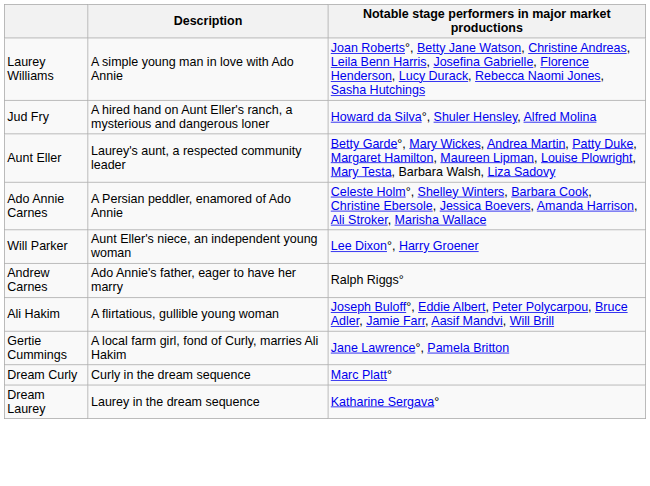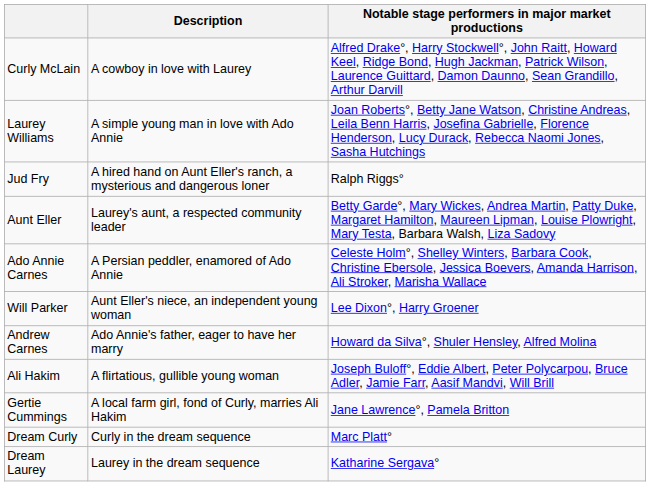+ row: (44, 69)
(464, 117) Howard da Silva°, Shuler Hensley, Alfred Molina -> (367, 179) Ralph Riggs°
(367, 280) Ralph Riggs° -> (464, 342) Howard da Silva°, Shuler Hensley, Alfred Molina
